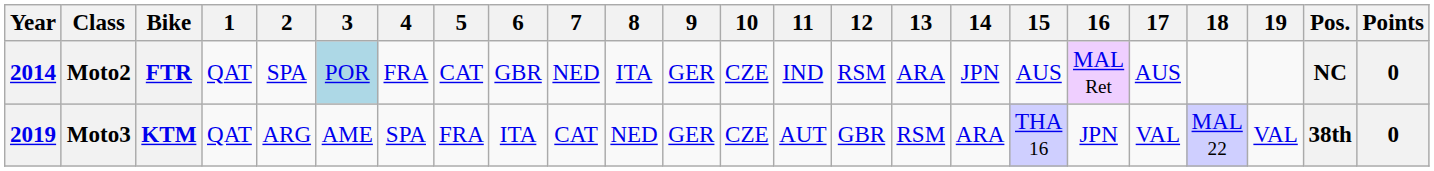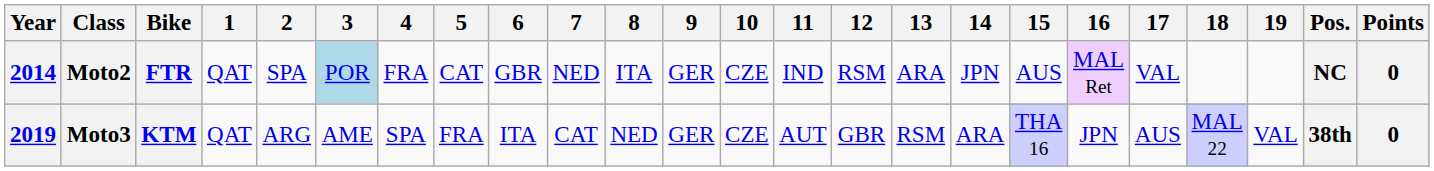(1158, 72) AUS -> (1158, 72) VAL
(1158, 134) VAL -> (1158, 134) AUS
